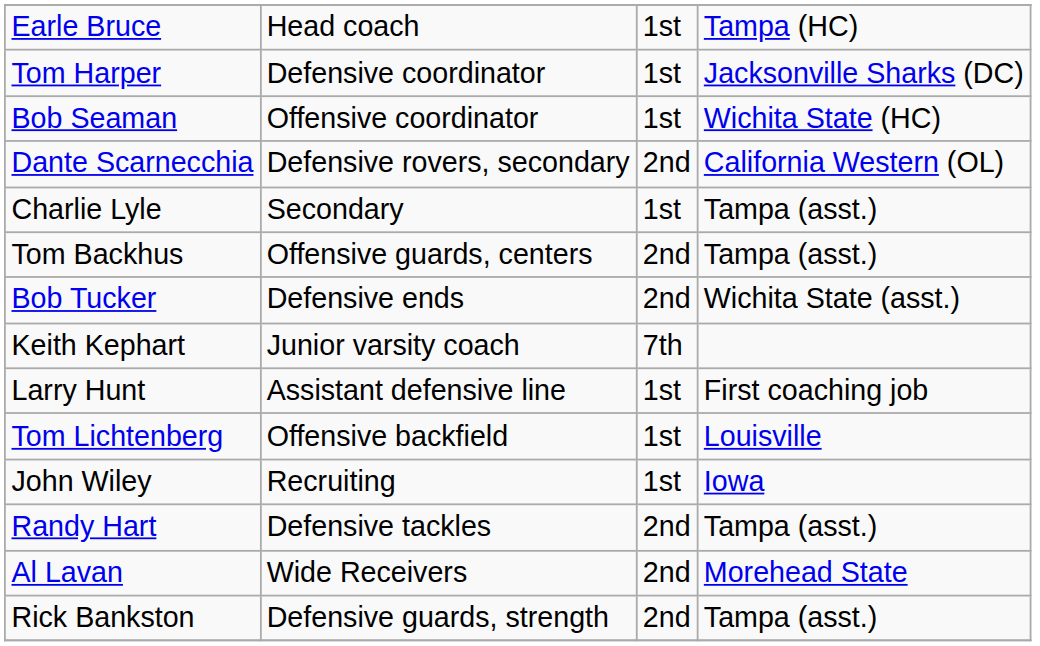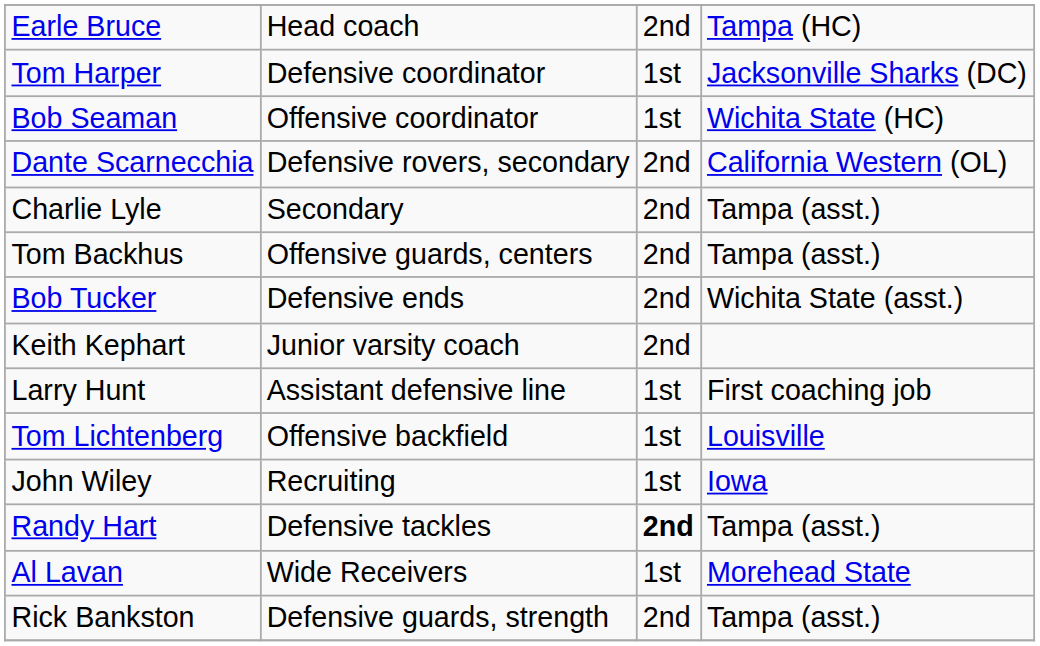(662, 27) 1st -> (667, 27) 2nd
(662, 208) 1st -> (667, 208) 2nd
(663, 345) 7th -> (667, 345) 2nd
(667, 526) normal -> (668, 526) bold
(667, 572) 2nd -> (662, 572) 1st
